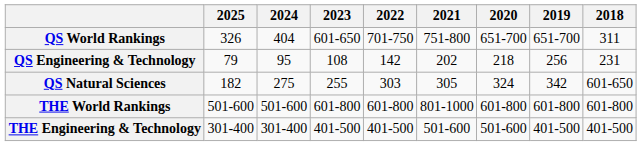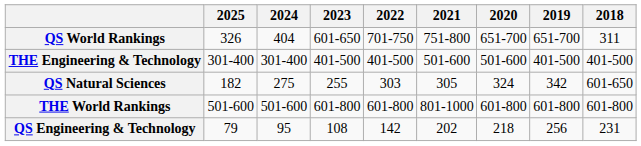rows swapped: (105, 61) <-> (105, 129)
